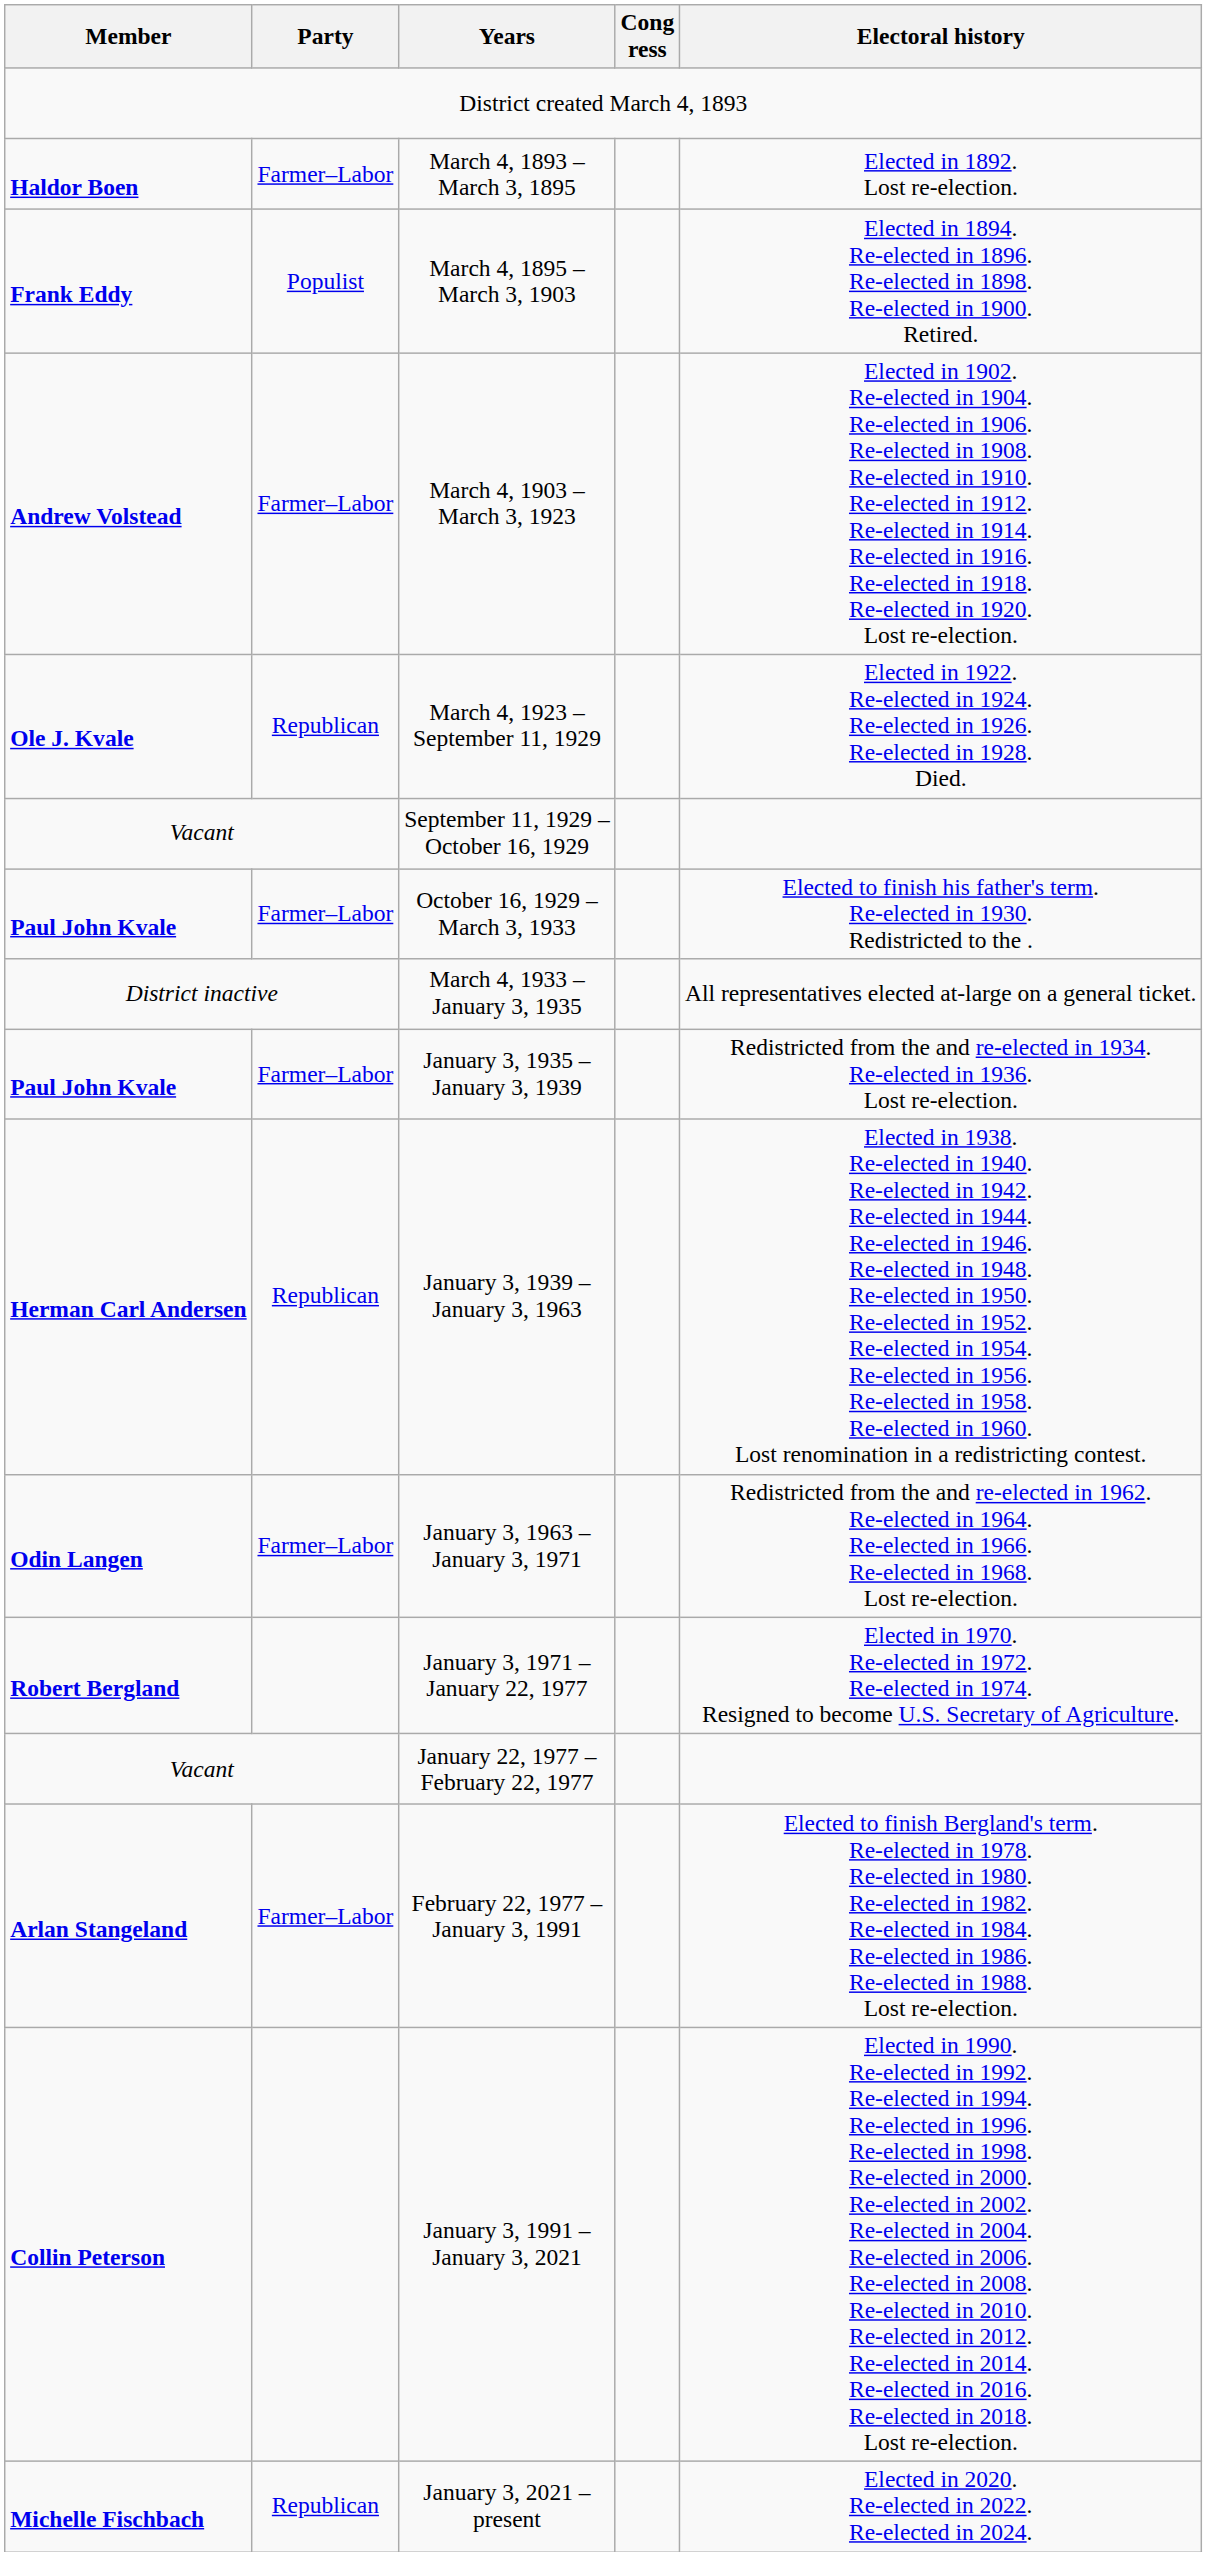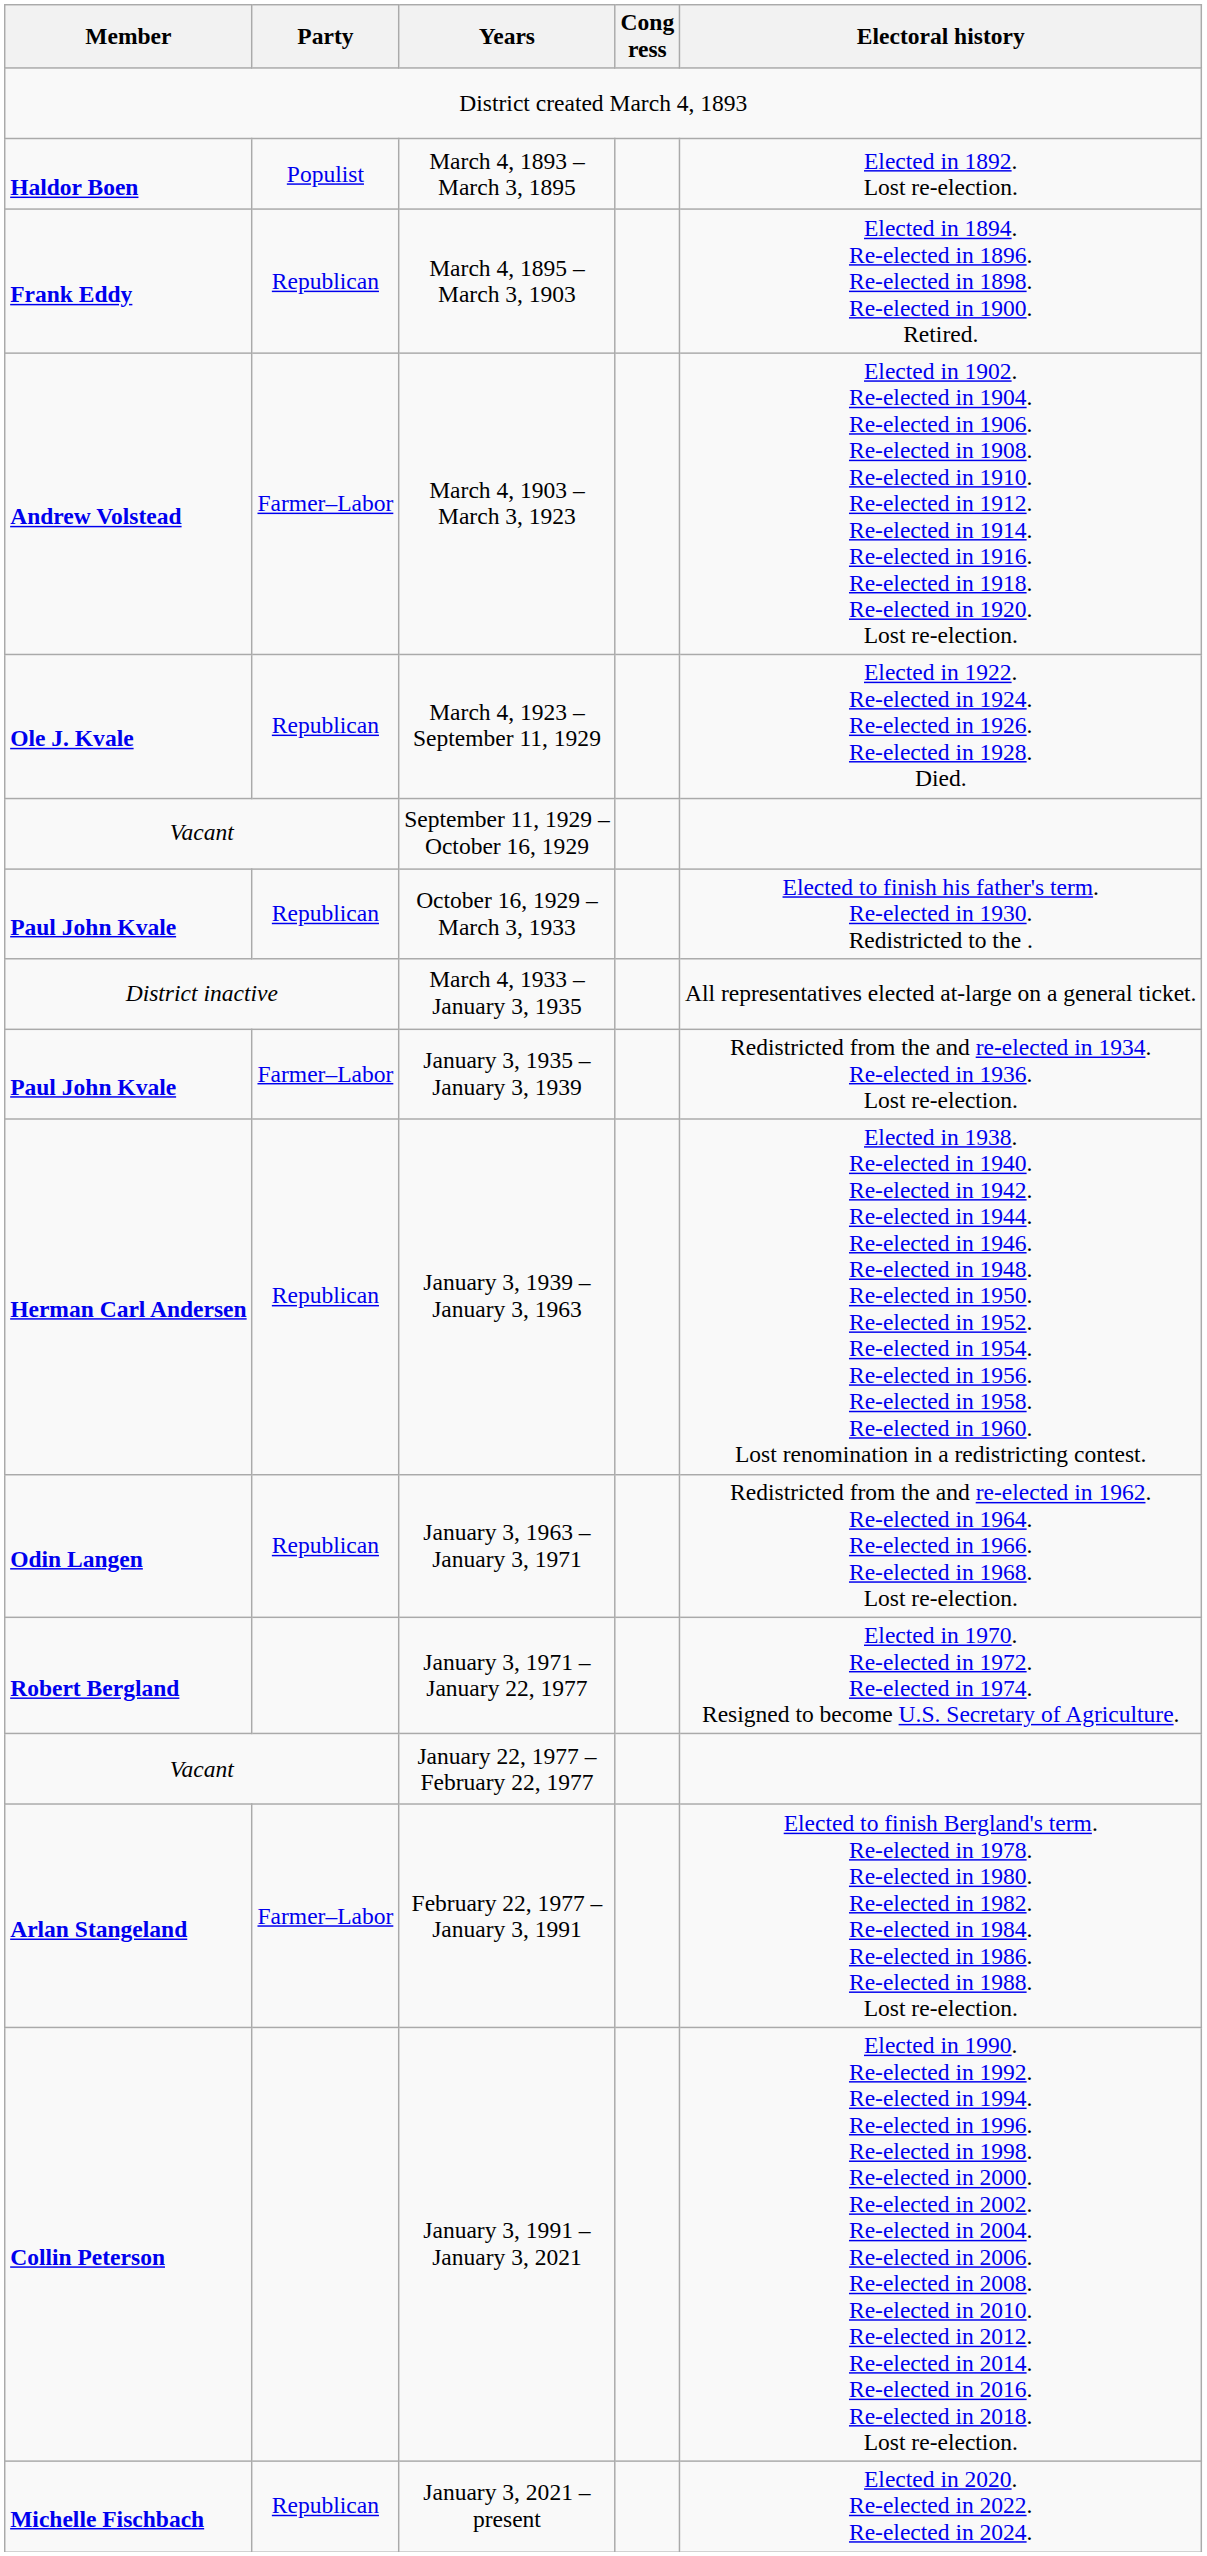(325, 174) Farmer–Labor -> (325, 174) Populist
(325, 280) Populist -> (325, 280) Republican
(325, 913) Farmer–Labor -> (325, 913) Republican
(325, 1545) Farmer–Labor -> (325, 1545) Republican
